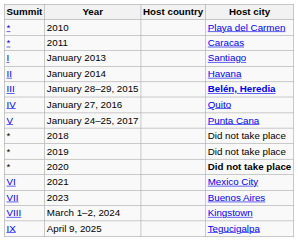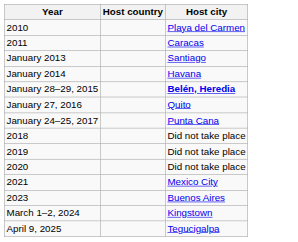- column: (24, 12)
(250, 167) bold -> (207, 167) normal
